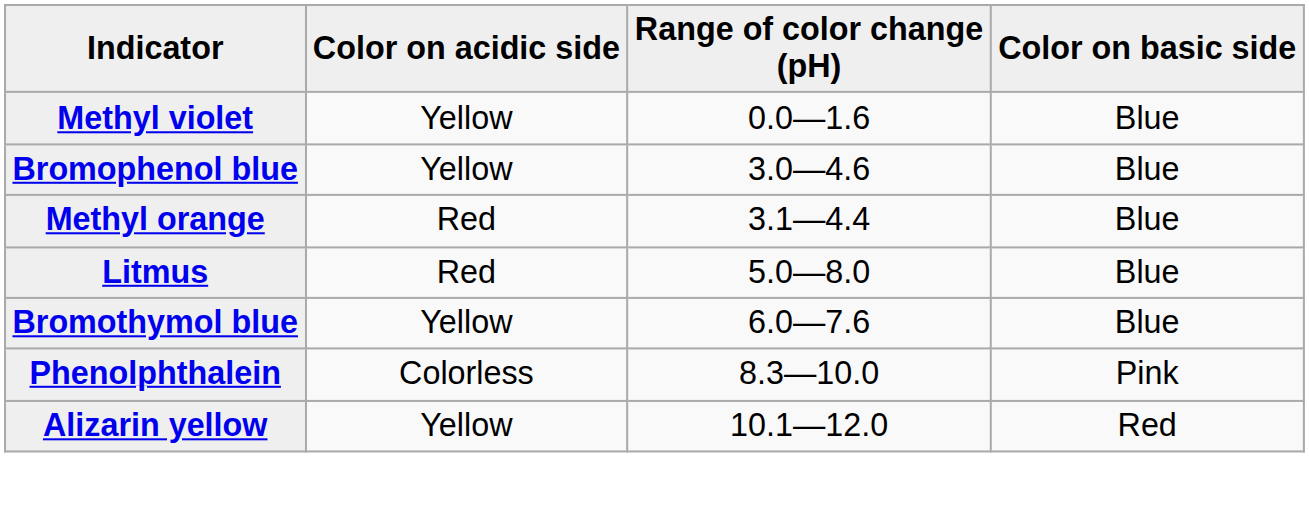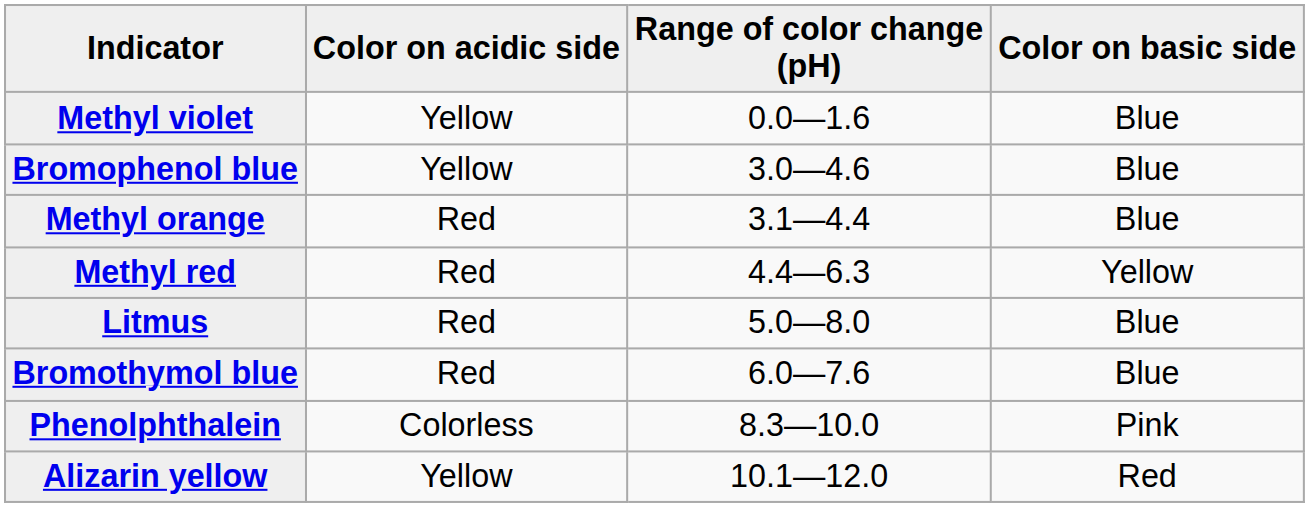+ row: (155, 271)
(466, 322) Yellow -> (466, 374) Red
